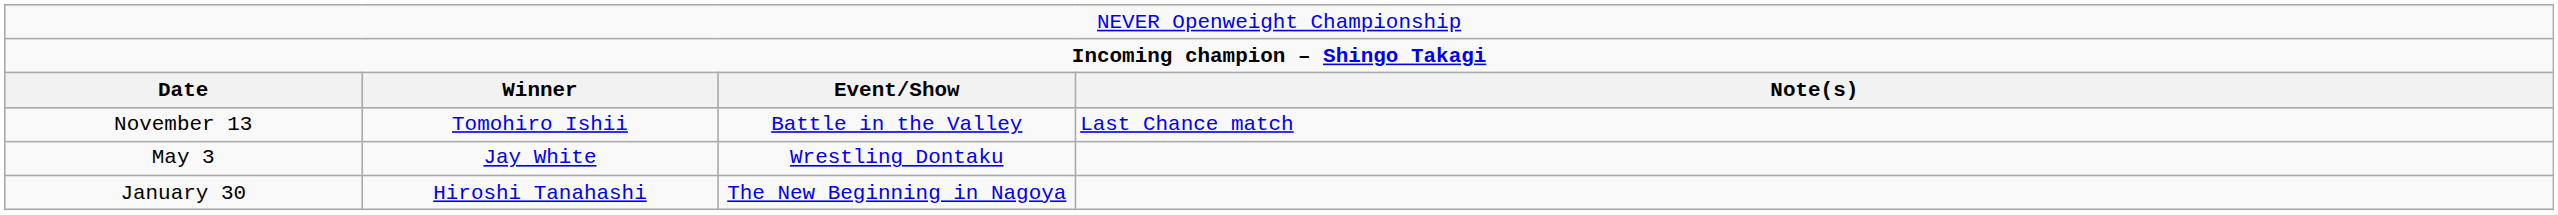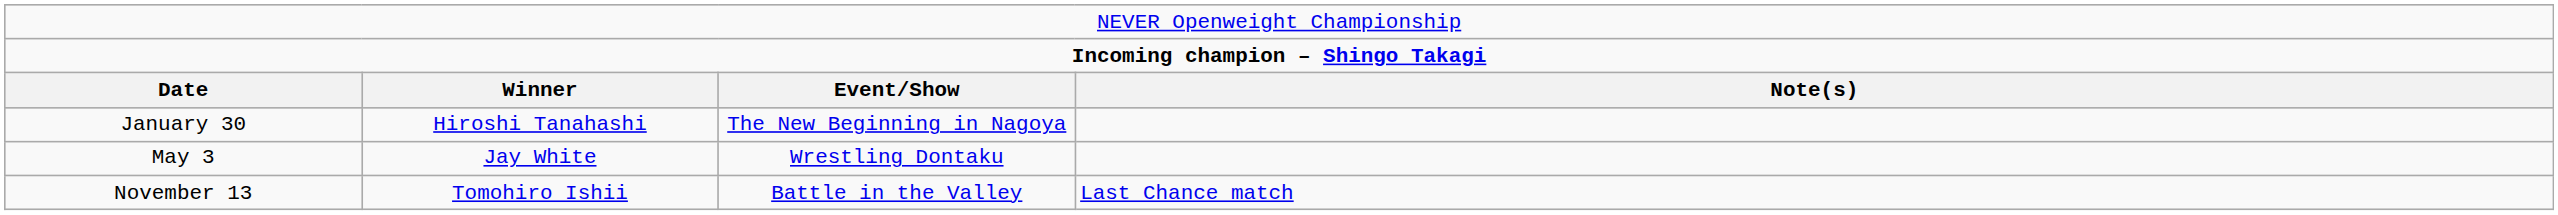rows swapped: (183, 192) <-> (183, 124)
